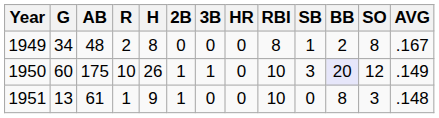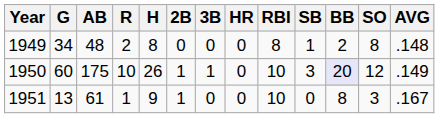(412, 44) .167 -> (412, 44) .148
(412, 98) .148 -> (412, 98) .167
